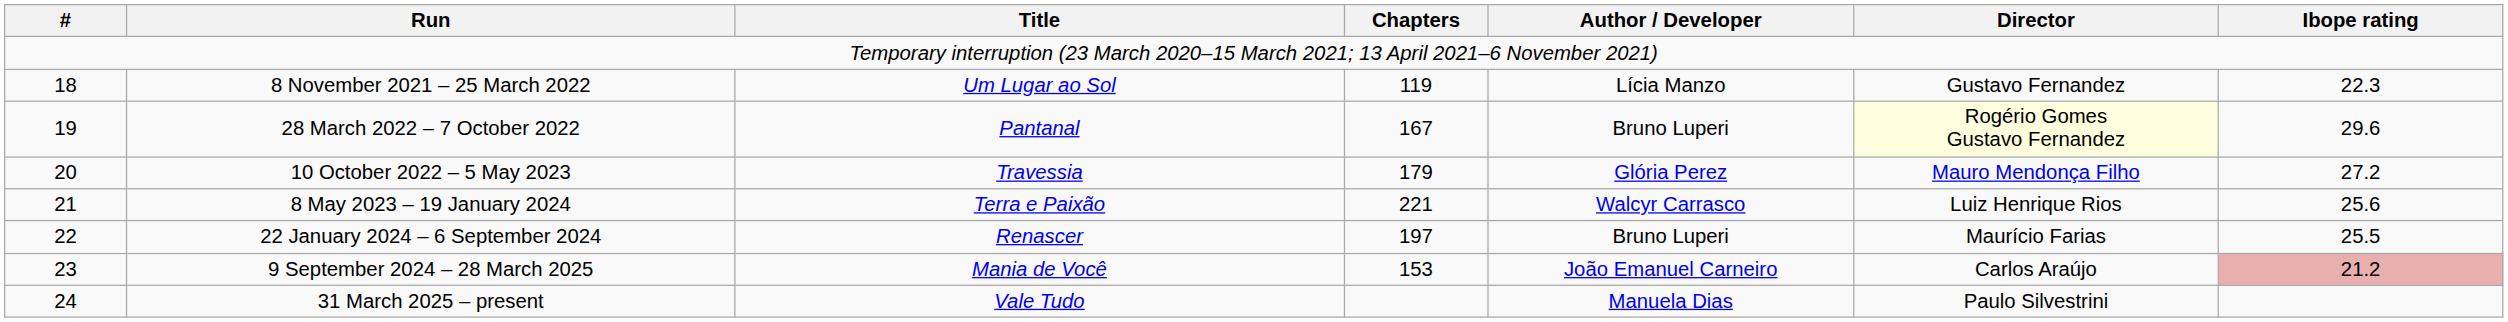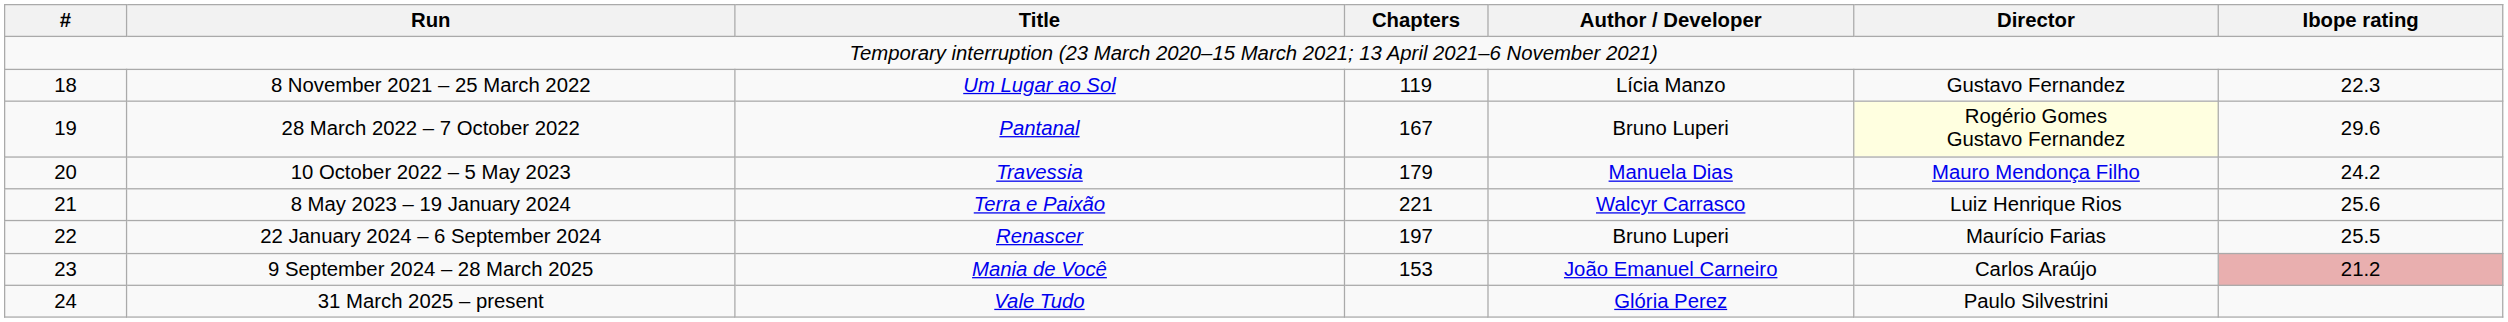(1671, 172) Glória Perez -> (1671, 172) Manuela Dias
(2361, 172) 27.2 -> (2361, 172) 24.2
(1671, 301) Manuela Dias -> (1671, 301) Glória Perez
